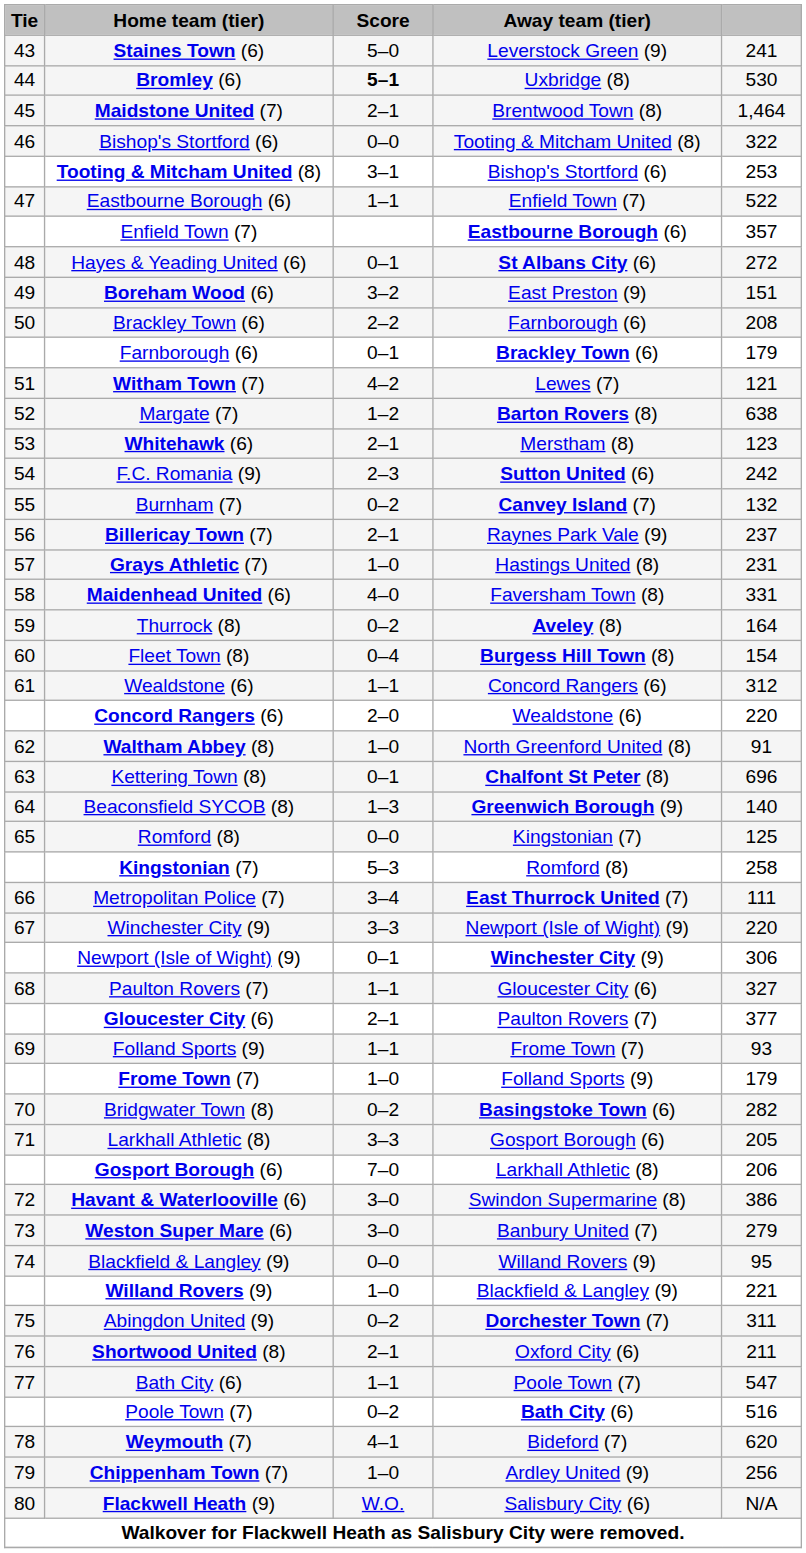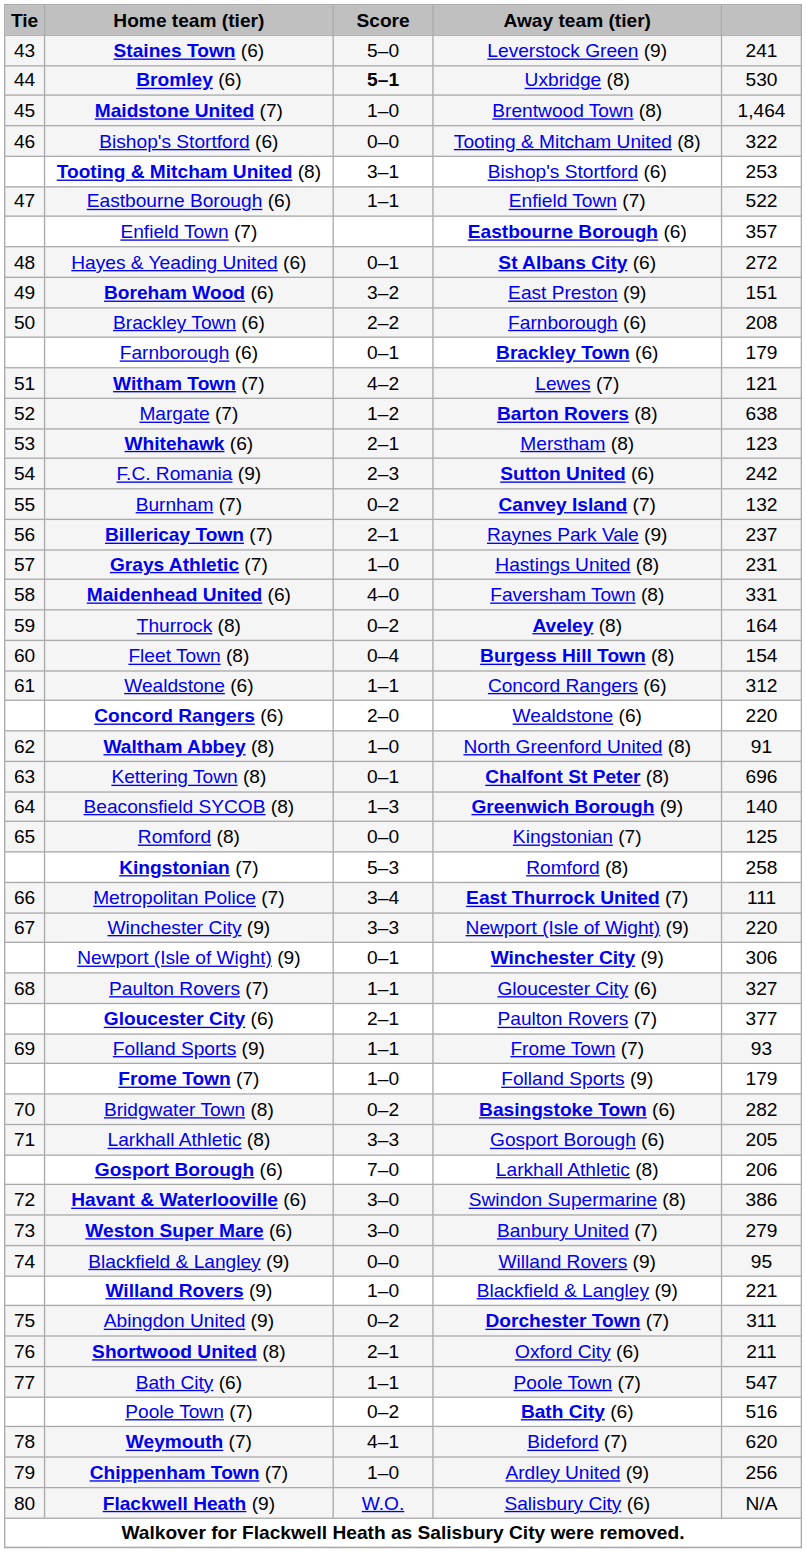(383, 111) 2–1 -> (383, 111) 1–0
